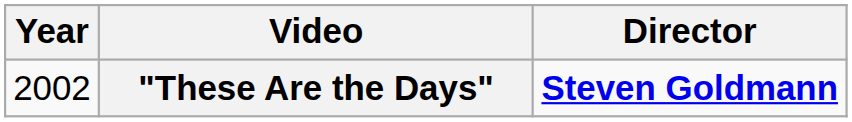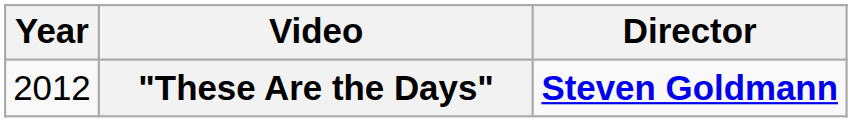(52, 87) 2002 -> (52, 87) 2012
